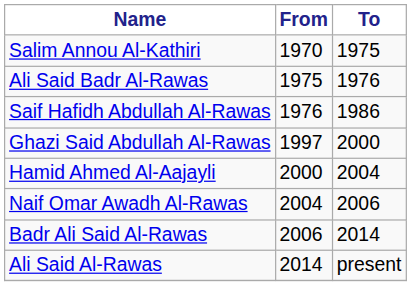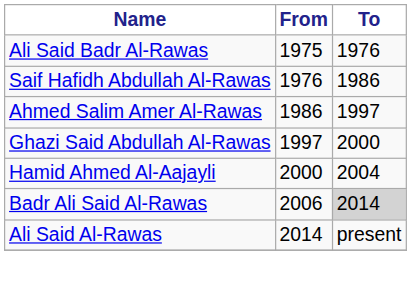- row: (105, 50)
+ row: (135, 111)
- row: (128, 204)
(358, 234) no background -> (358, 204) lightgrey background
